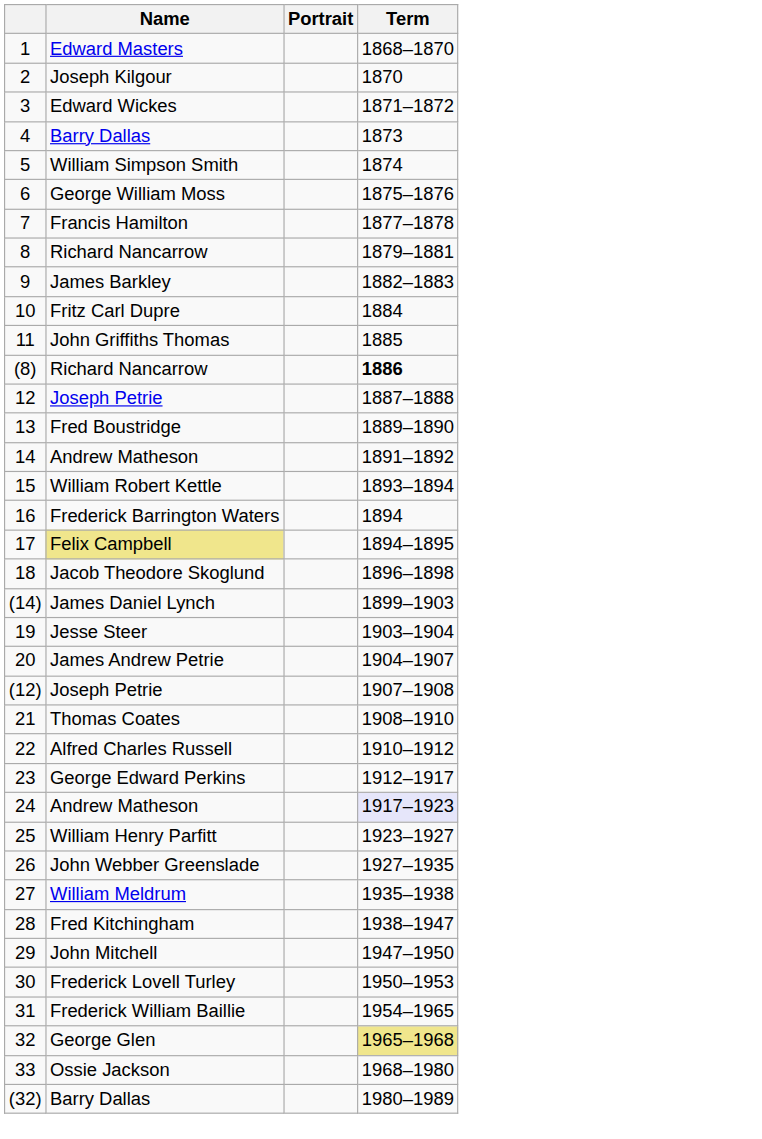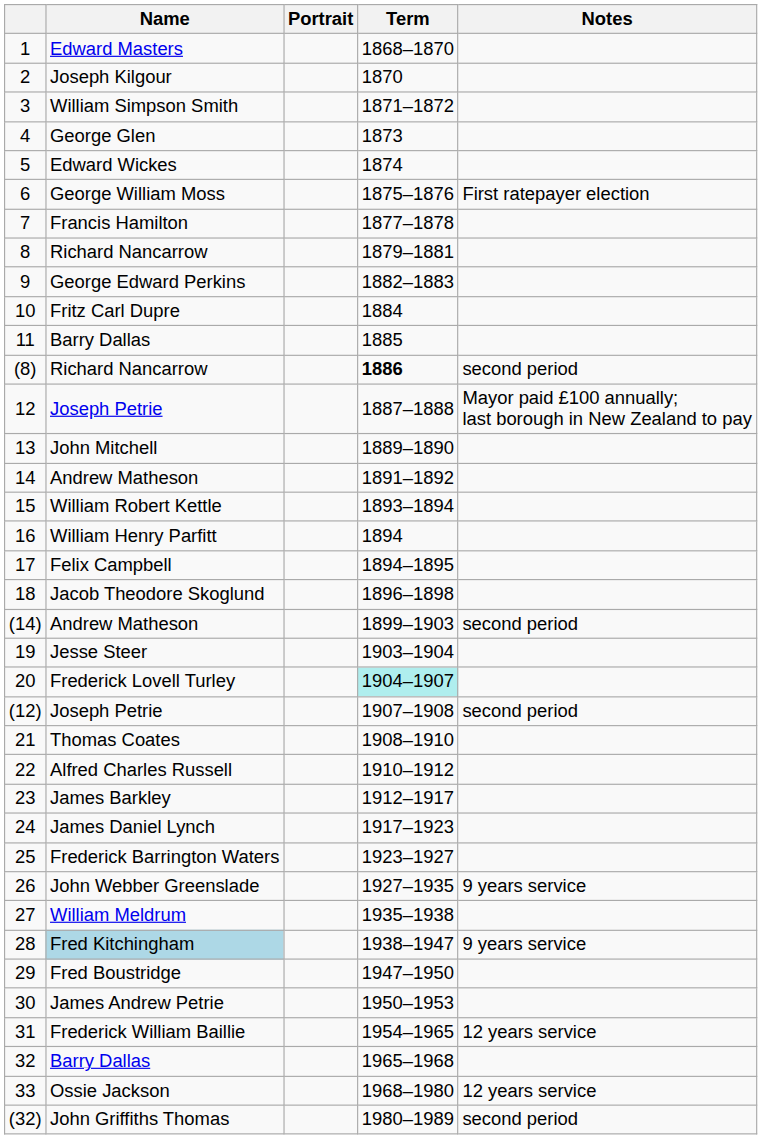+ column: (607, 19)
(113, 106) Edward Wickes -> (144, 106) William Simpson Smith
(100, 135) Barry Dallas -> (103, 135) George Glen
(144, 164) William Simpson Smith -> (113, 164) Edward Wickes
(110, 281) James Barkley -> (148, 281) George Edward Perkins
(140, 340) John Griffiths Thomas -> (100, 340) Barry Dallas
(115, 427) Fred Boustridge -> (104, 448) John Mitchell
(165, 515) Frederick Barrington Waters -> (133, 535) William Henry Parfitt
(111, 544) khaki background -> (111, 565) no background
(133, 602) James Daniel Lynch -> (124, 623) Andrew Matheson
(137, 661) James Andrew Petrie -> (143, 681) Frederick Lovell Turley
(408, 661) no background -> (408, 681) paleturquoise background
(148, 777) George Edward Perkins -> (110, 798) James Barkley
(124, 806) Andrew Matheson -> (133, 827) James Daniel Lynch
(408, 806) lavender background -> (408, 827) no background
(133, 836) William Henry Parfitt -> (165, 856) Frederick Barrington Waters
(122, 923) no background -> (122, 944) lightblue background
(104, 952) John Mitchell -> (115, 973) Fred Boustridge
(143, 982) Frederick Lovell Turley -> (137, 1002) James Andrew Petrie
(103, 1040) George Glen -> (100, 1061) Barry Dallas
(408, 1040) khaki background -> (408, 1061) no background
(100, 1098) Barry Dallas -> (140, 1119) John Griffiths Thomas
